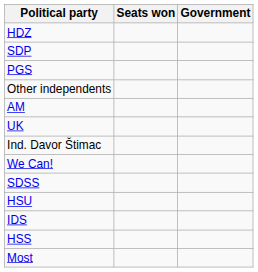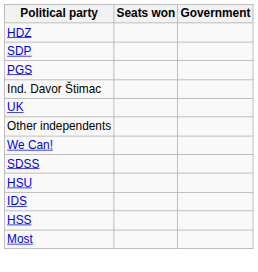rows swapped: (54, 145) <-> (59, 88)
- row: (16, 107)
